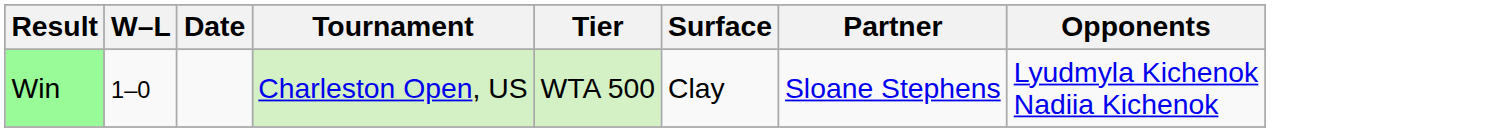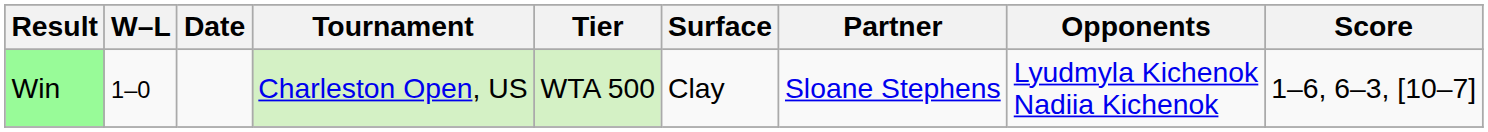+ column: (1374, 26)
